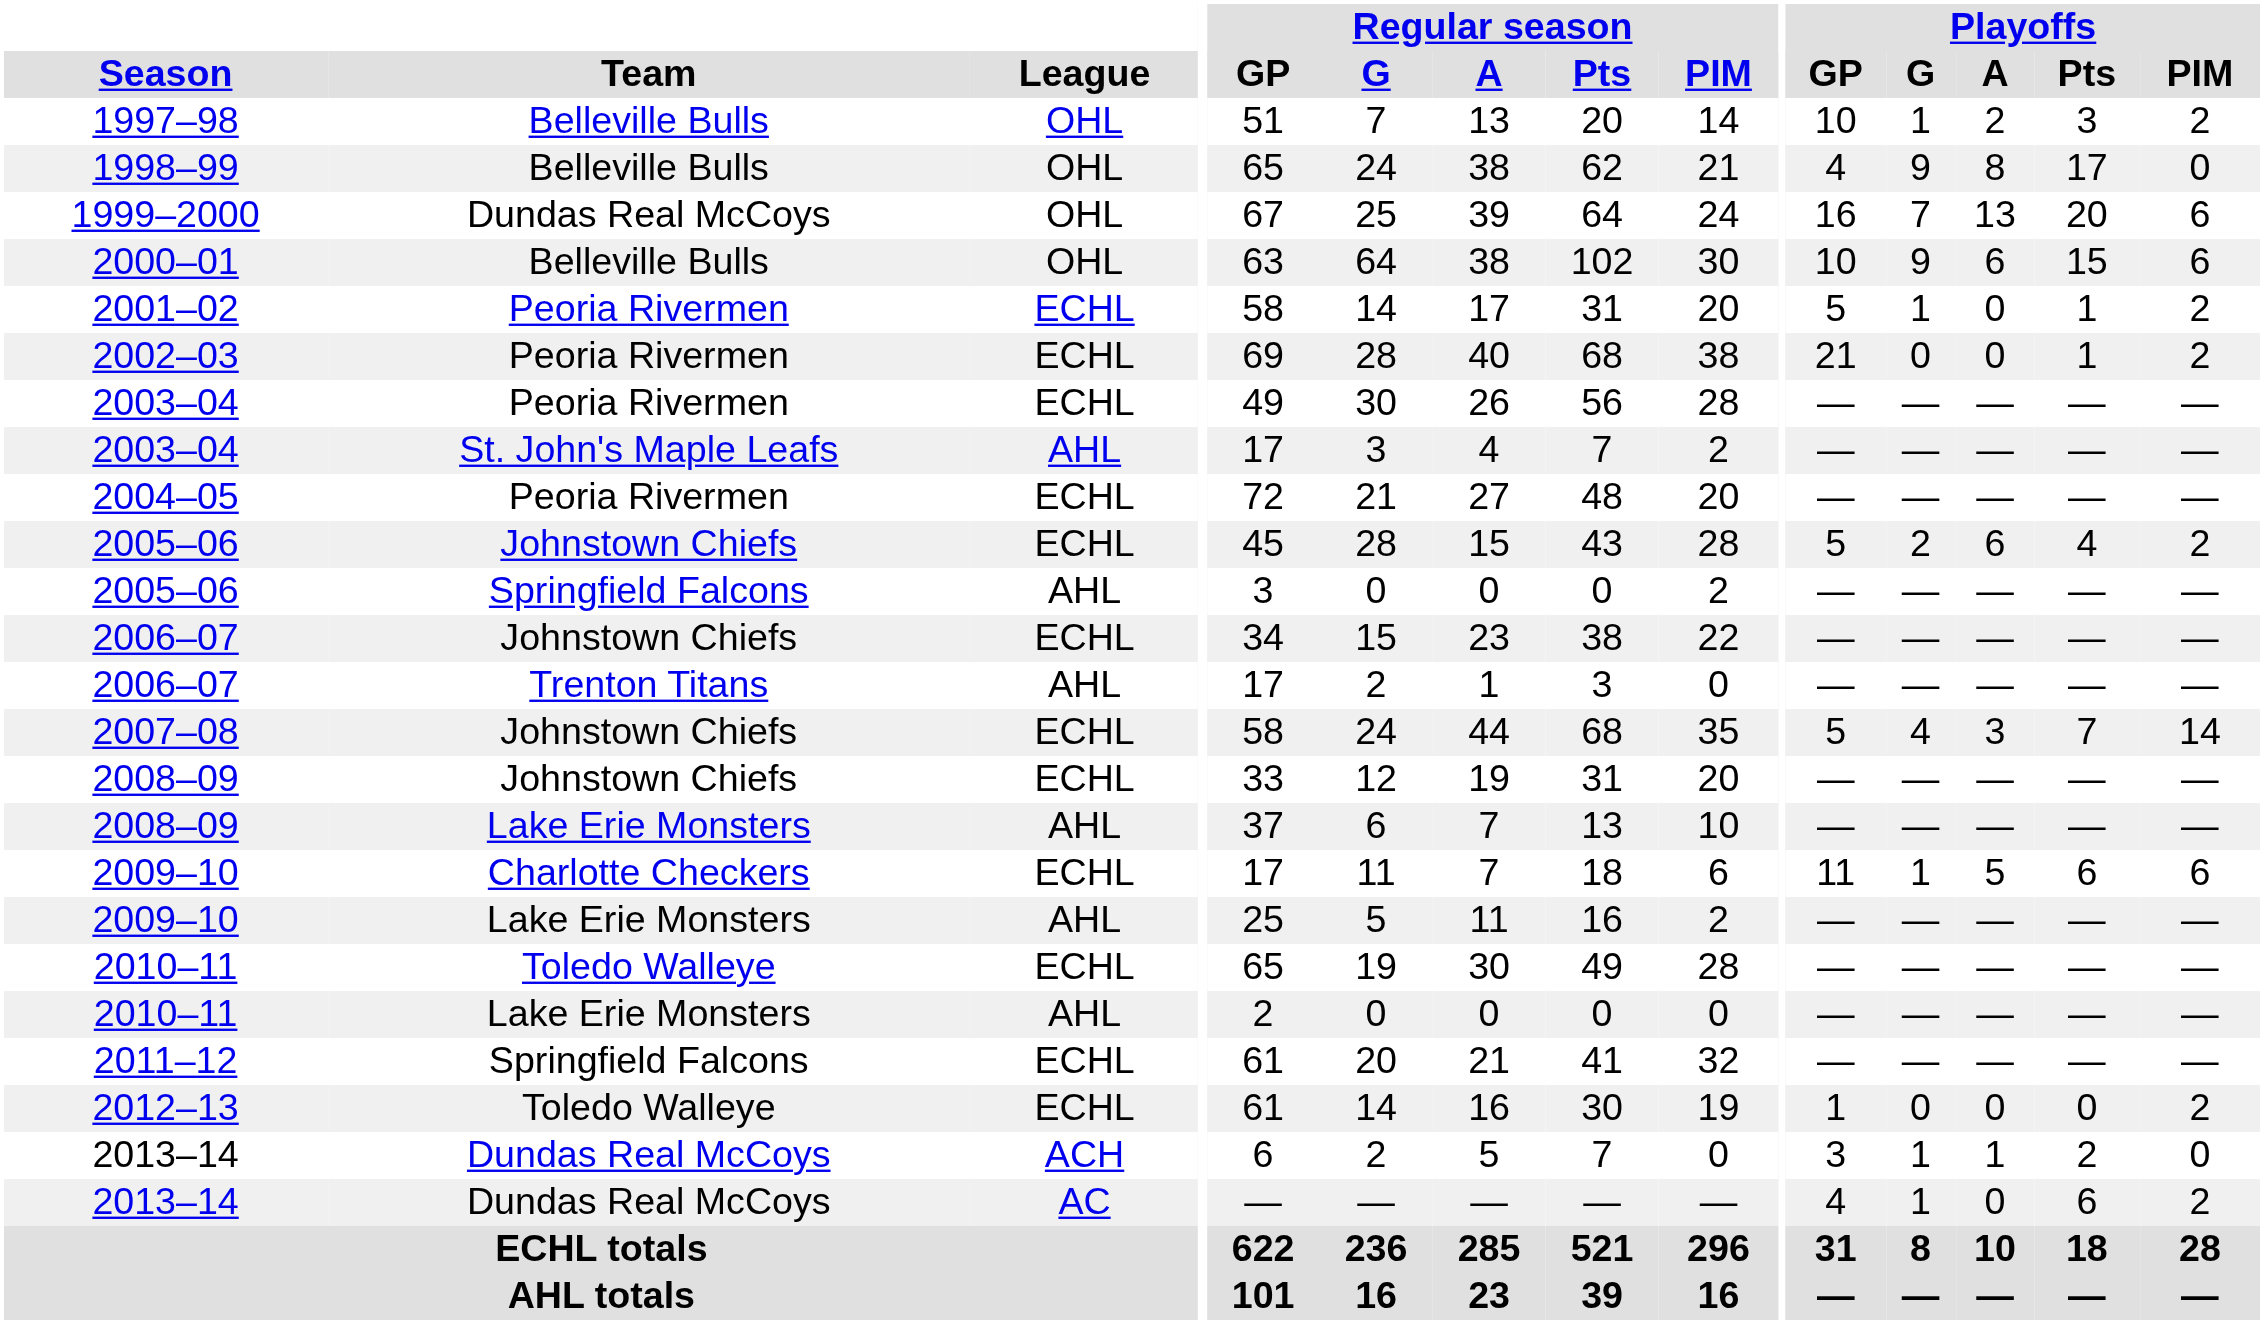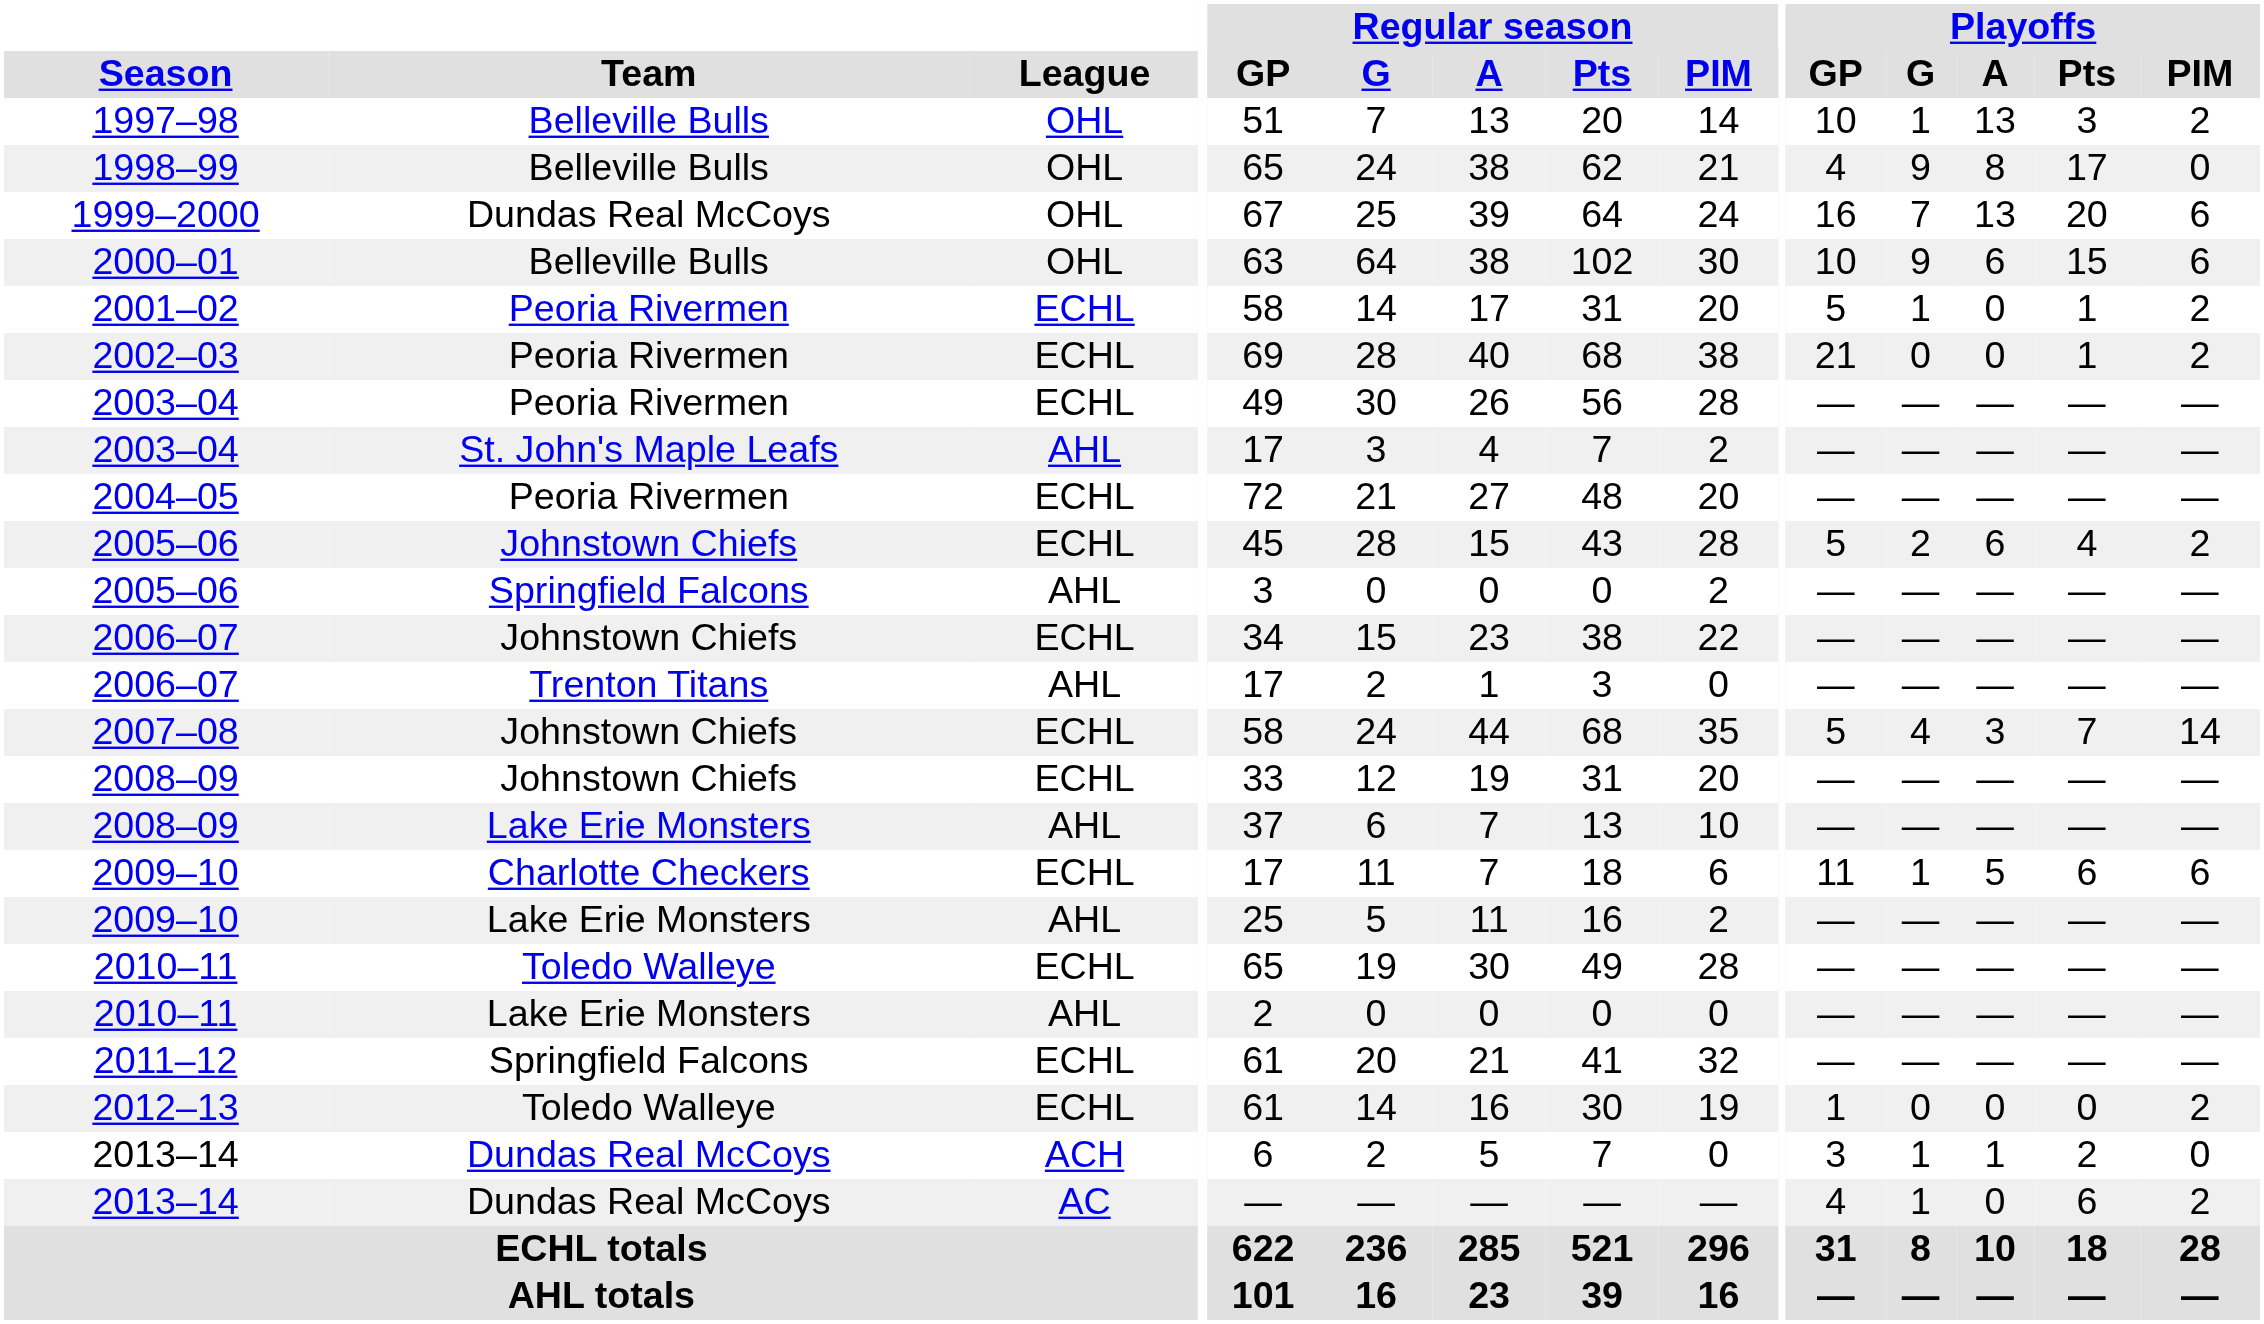(1995, 120) 2 -> (1995, 120) 13
